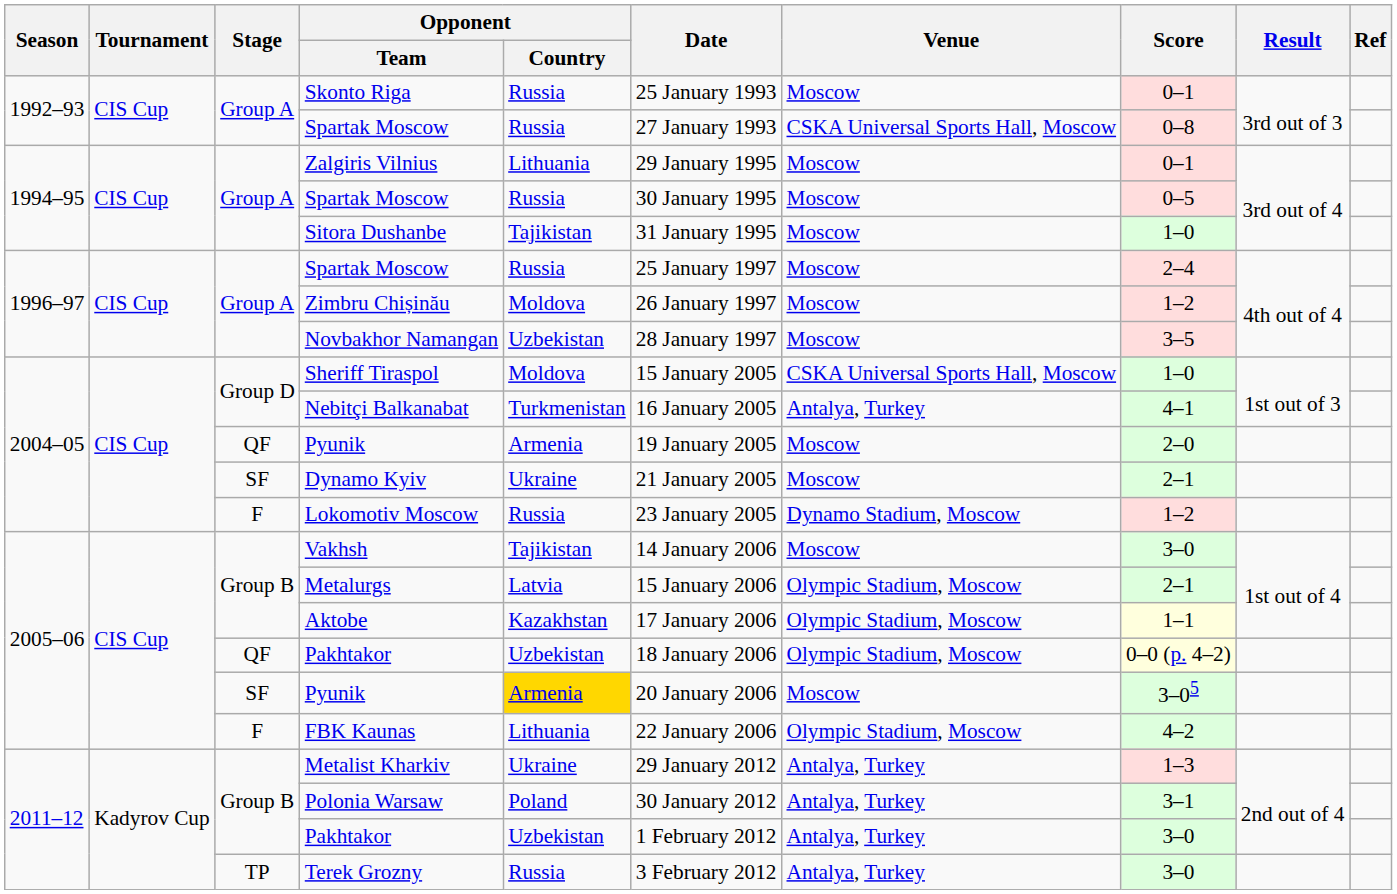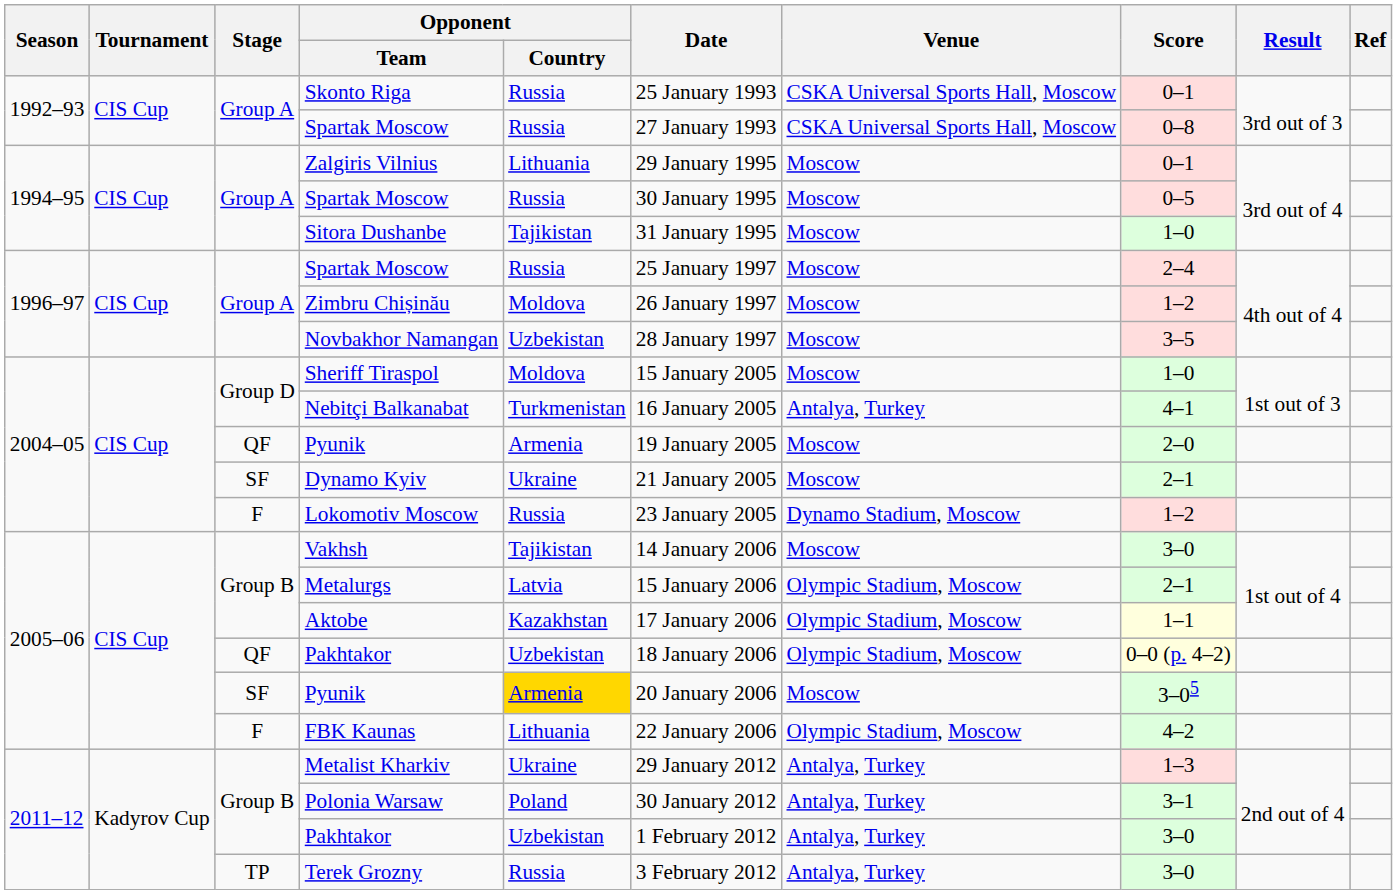(823, 92) Moscow -> (951, 92) CSKA Universal Sports Hall, Moscow
(951, 373) CSKA Universal Sports Hall, Moscow -> (823, 373) Moscow
